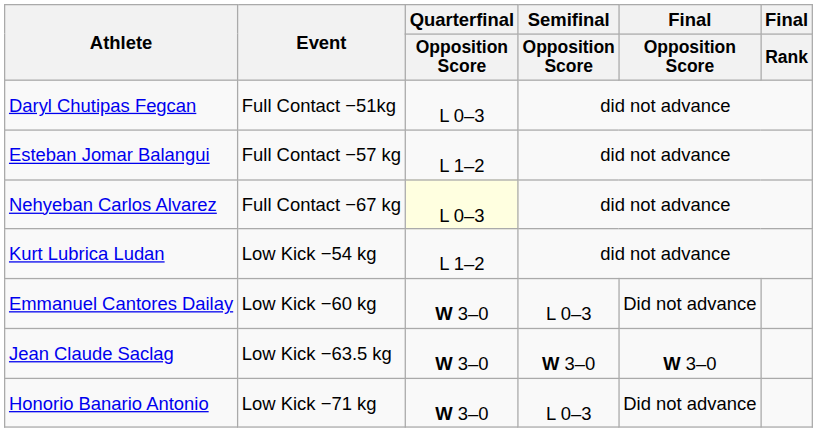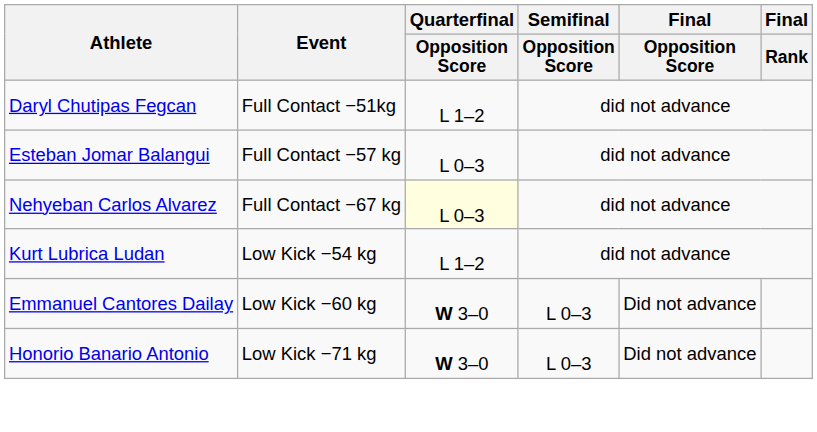(462, 116) L 0–3 -> (462, 116) L 1–2
(462, 165) L 1–2 -> (462, 165) L 0–3
- row: (91, 354)
